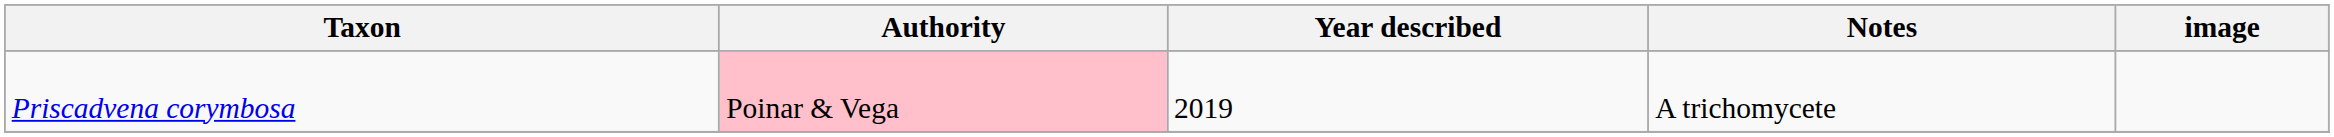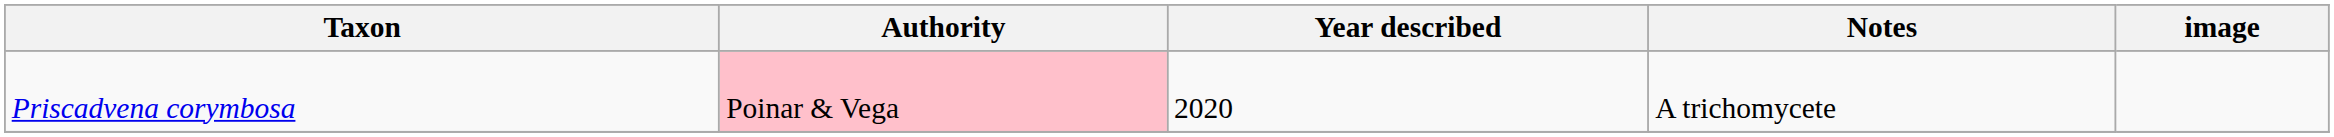(1204, 107) 2019 -> (1204, 107) 2020
